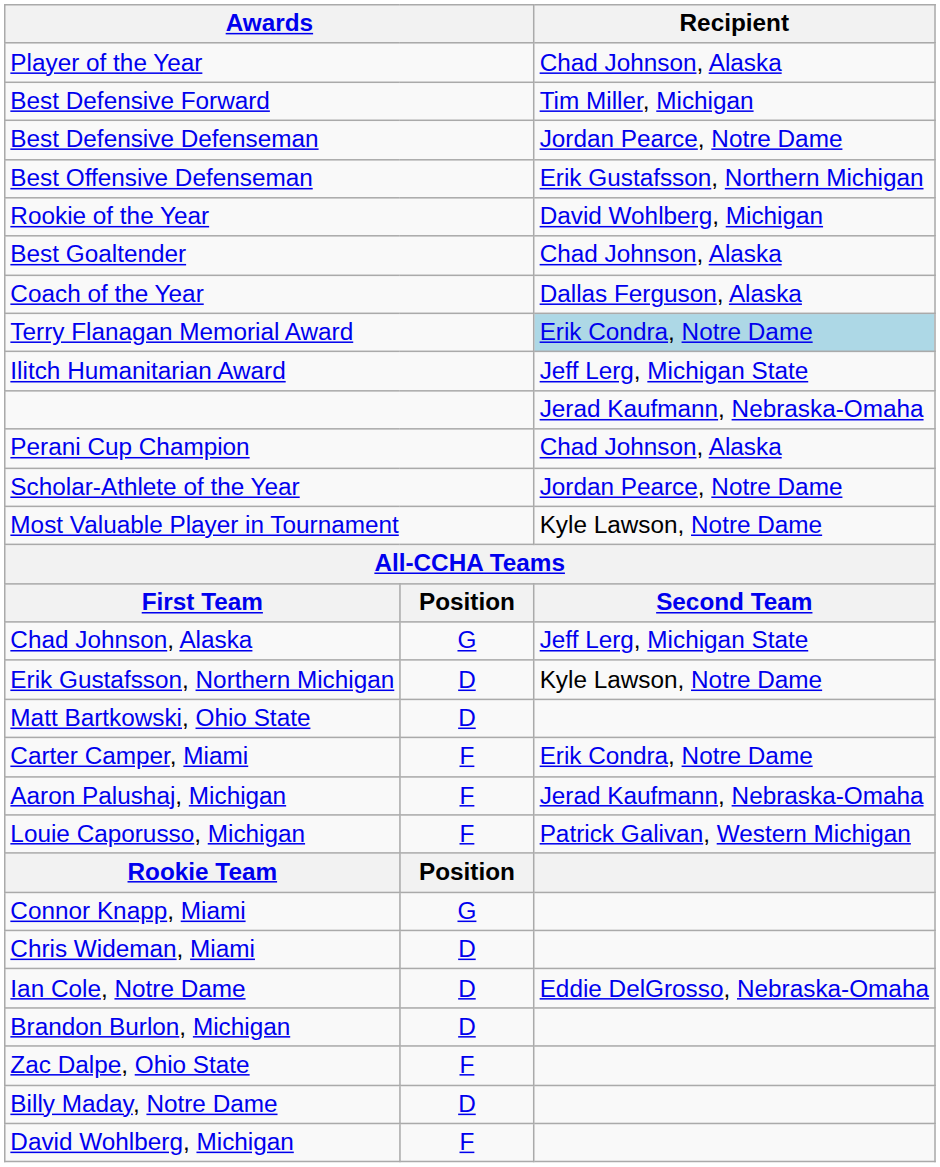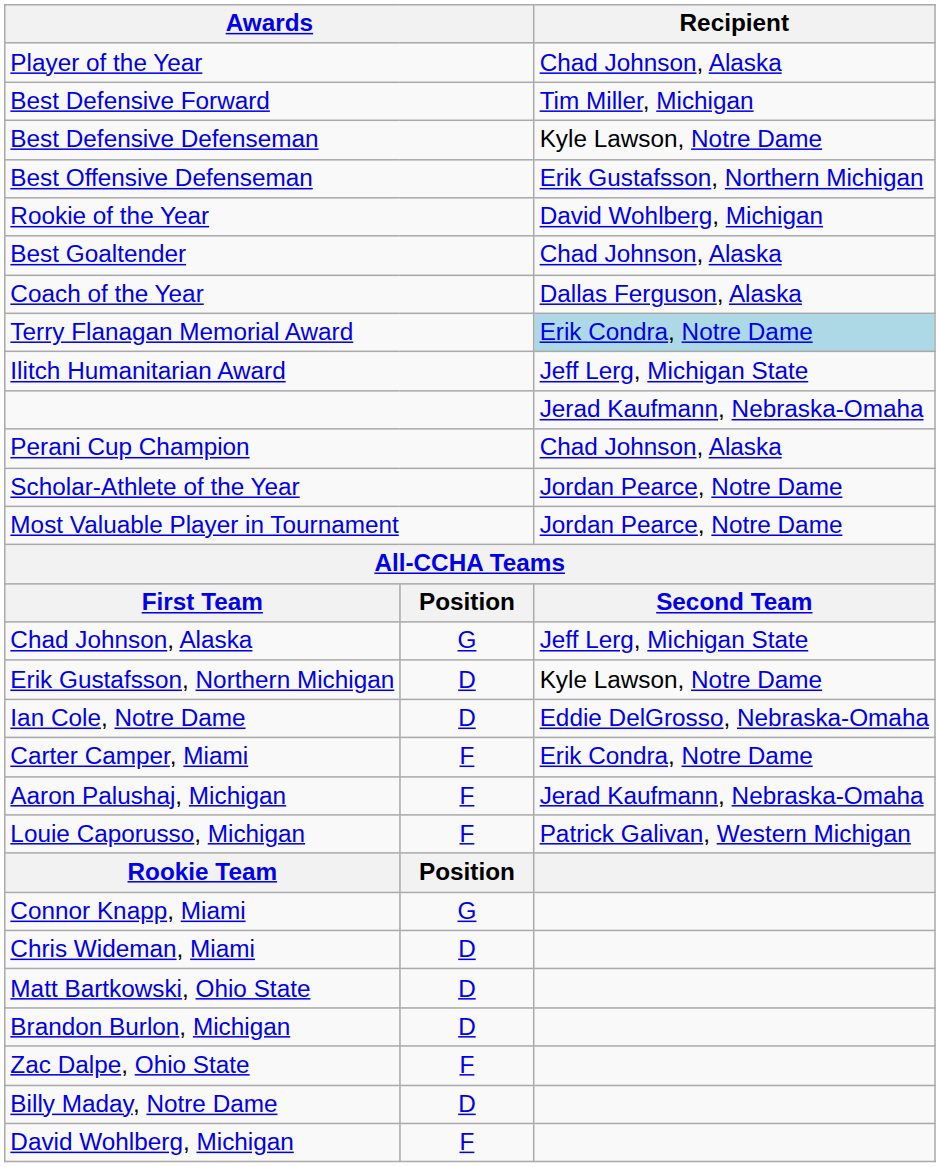(691, 139) Jordan Pearce, Notre Dame -> (681, 139) Kyle Lawson, Notre Dame
(681, 525) Kyle Lawson, Notre Dame -> (691, 525) Jordan Pearce, Notre Dame
rows swapped: (128, 988) <-> (160, 718)
